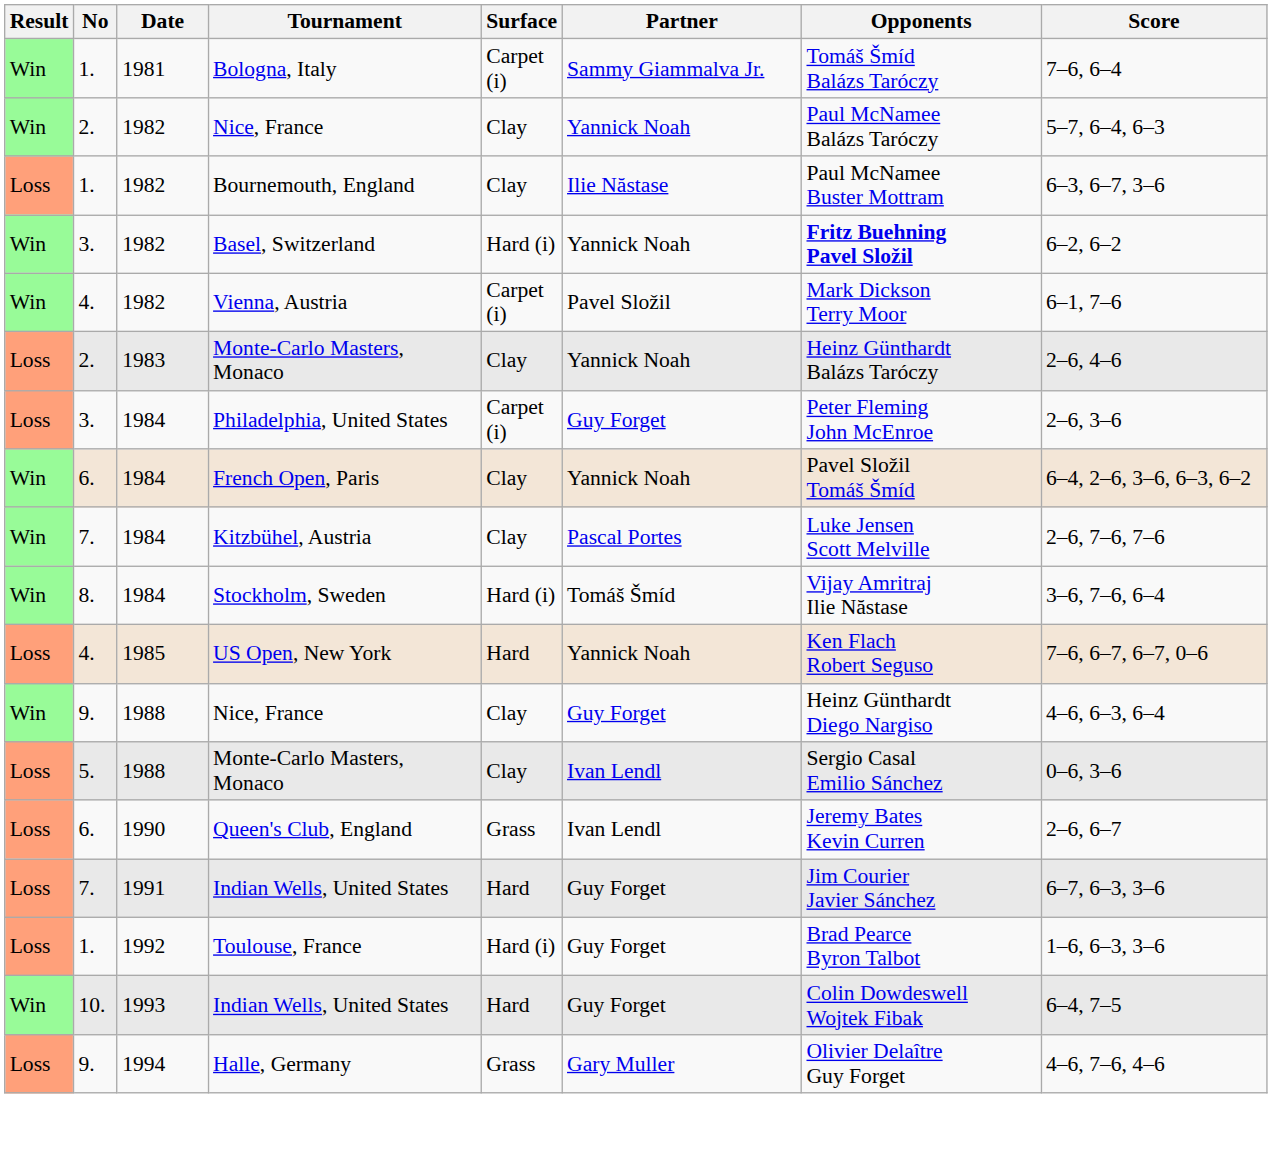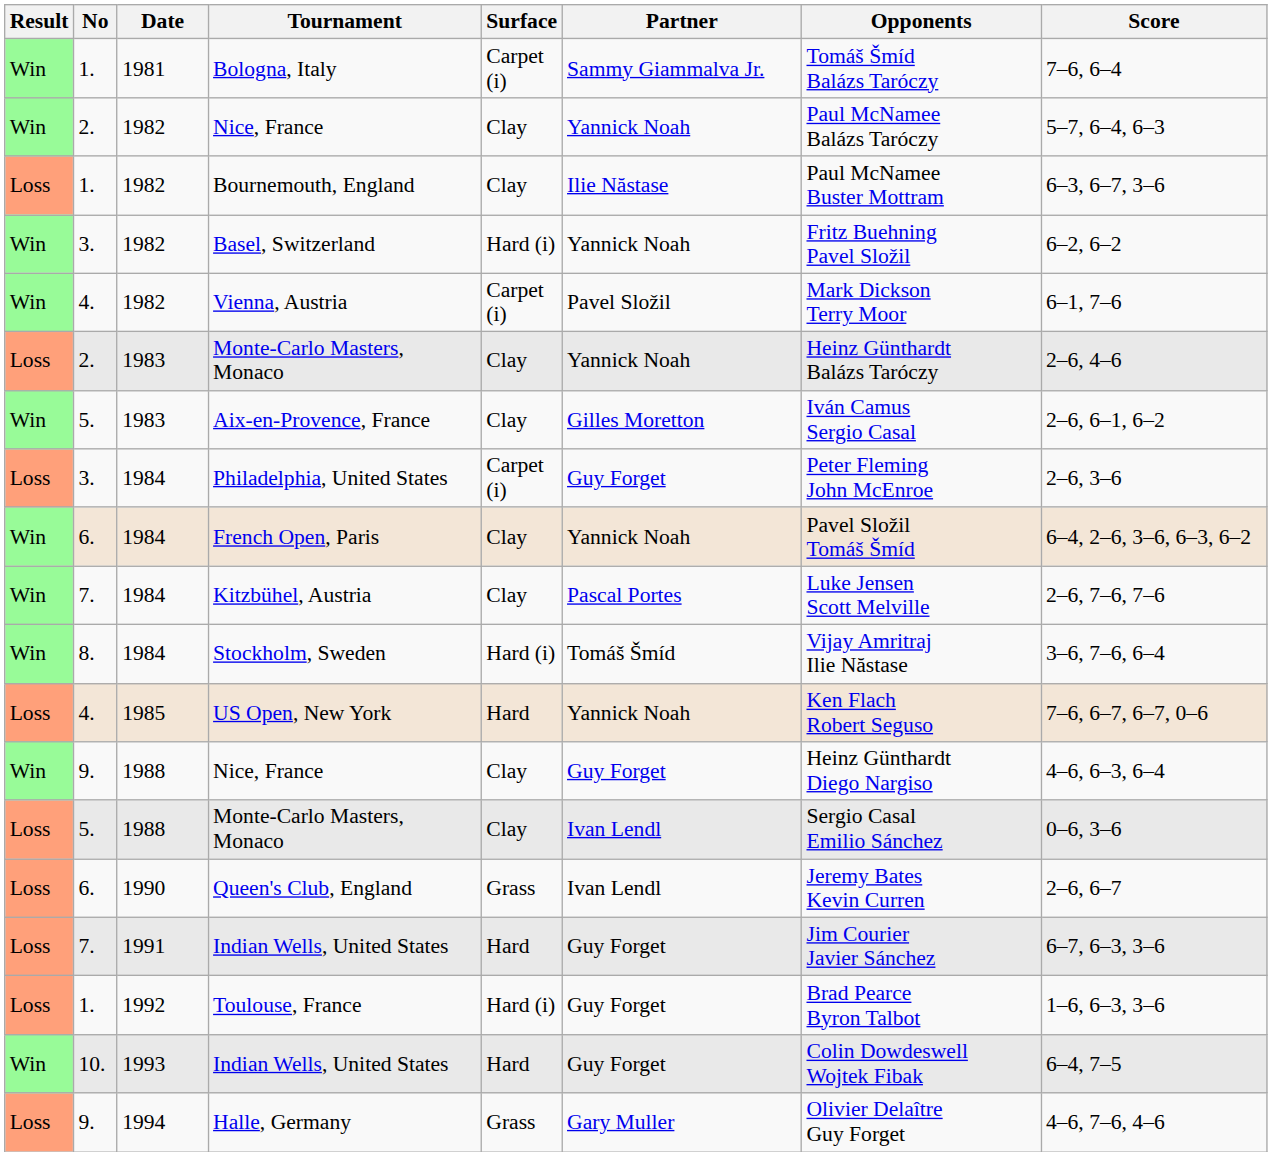(876, 243) bold -> (872, 243) normal
+ row: (144, 419)
